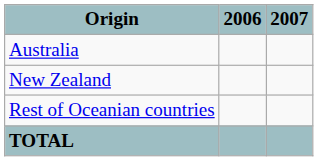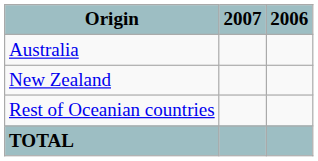columns swapped: (289, 19) <-> (242, 19)
